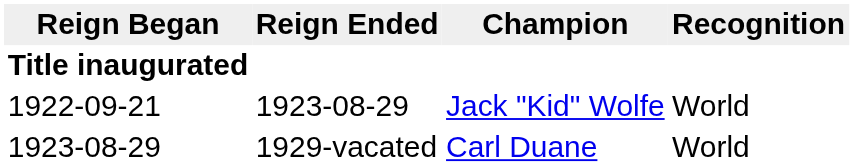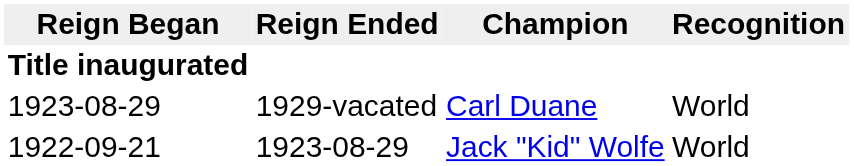rows swapped: (84, 106) <-> (84, 147)
